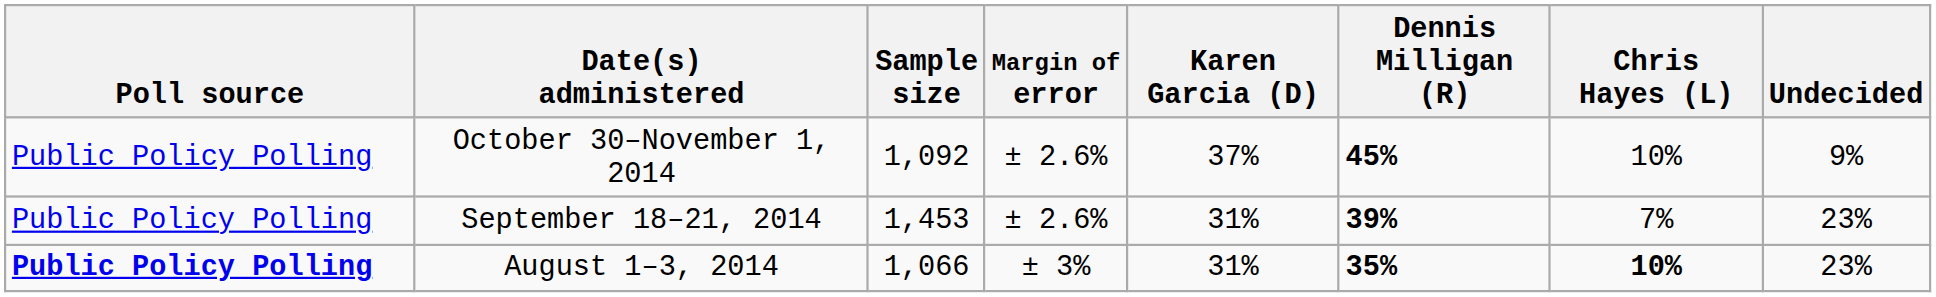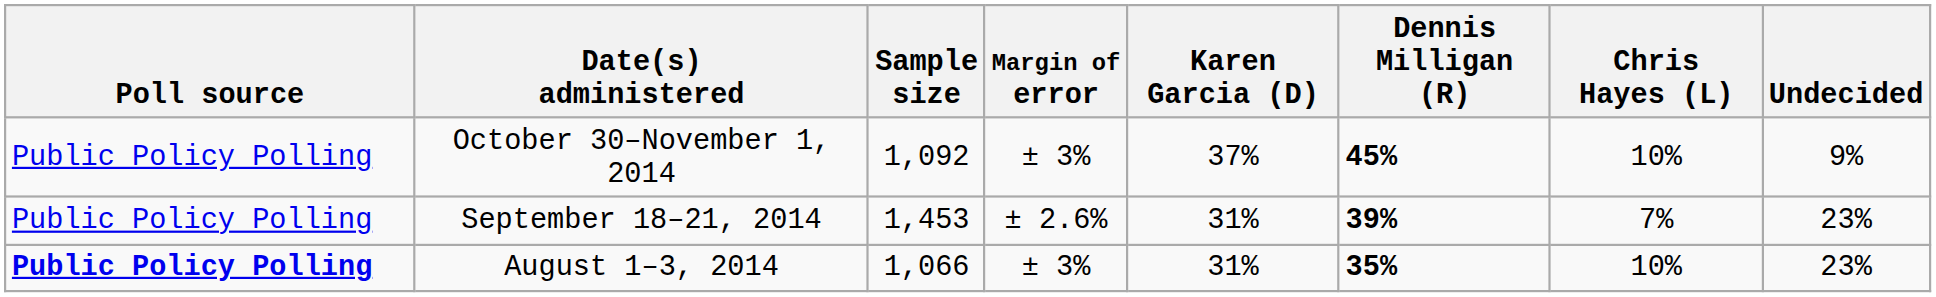(1056, 158) ± 2.6% -> (1056, 158) ± 3%
(1656, 267) bold -> (1656, 267) normal
